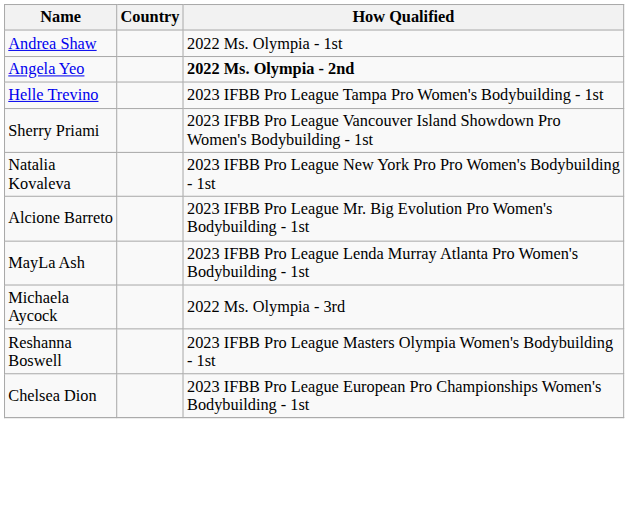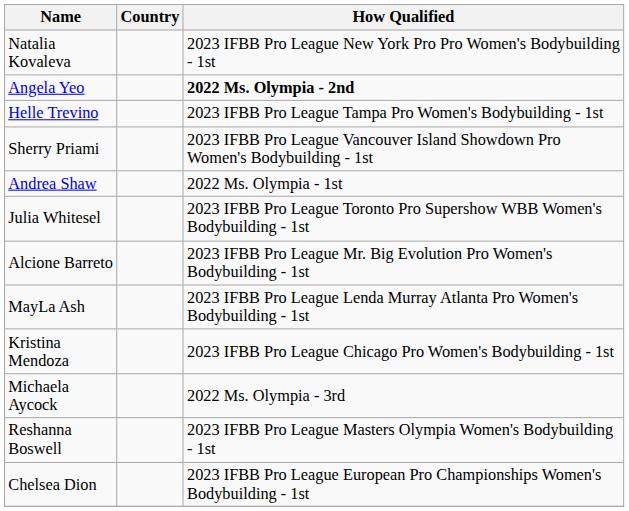rows swapped: (52, 43) <-> (40, 174)
+ row: (55, 218)
+ row: (39, 351)
